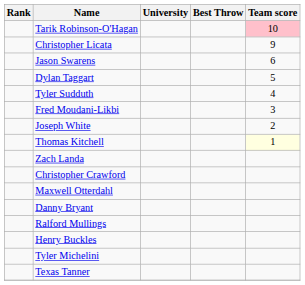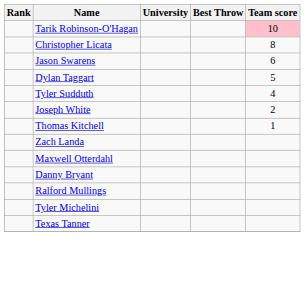(273, 45) 9 -> (273, 45) 8
- row: (77, 110)
(273, 142) lightyellow background -> (273, 126) no background
- row: (80, 175)
- row: (66, 239)
